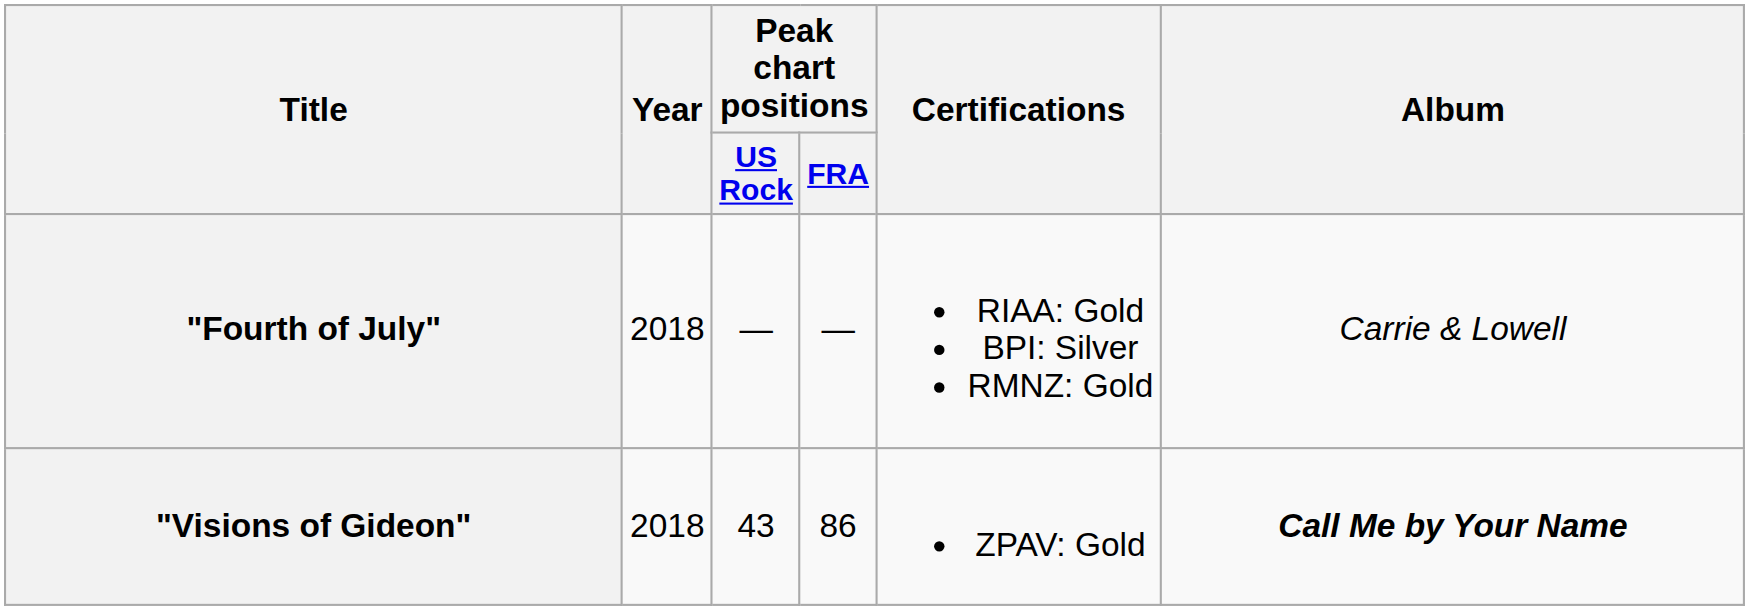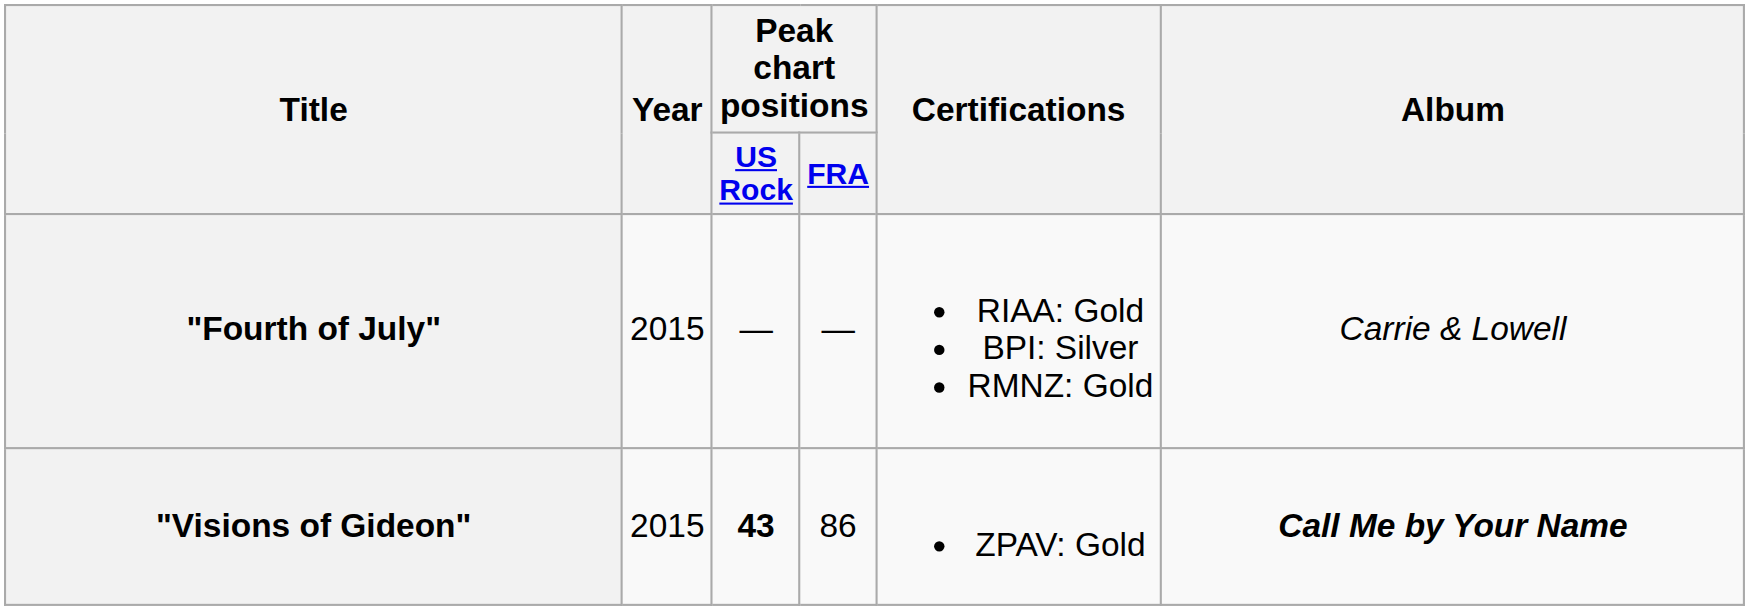(667, 330) 2018 -> (667, 330) 2015
(667, 525) 2018 -> (667, 525) 2015
(756, 525) normal -> (756, 525) bold
